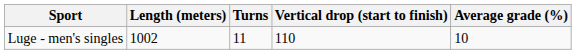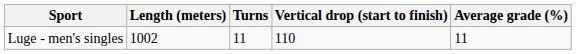(461, 37) 10 -> (461, 37) 11
